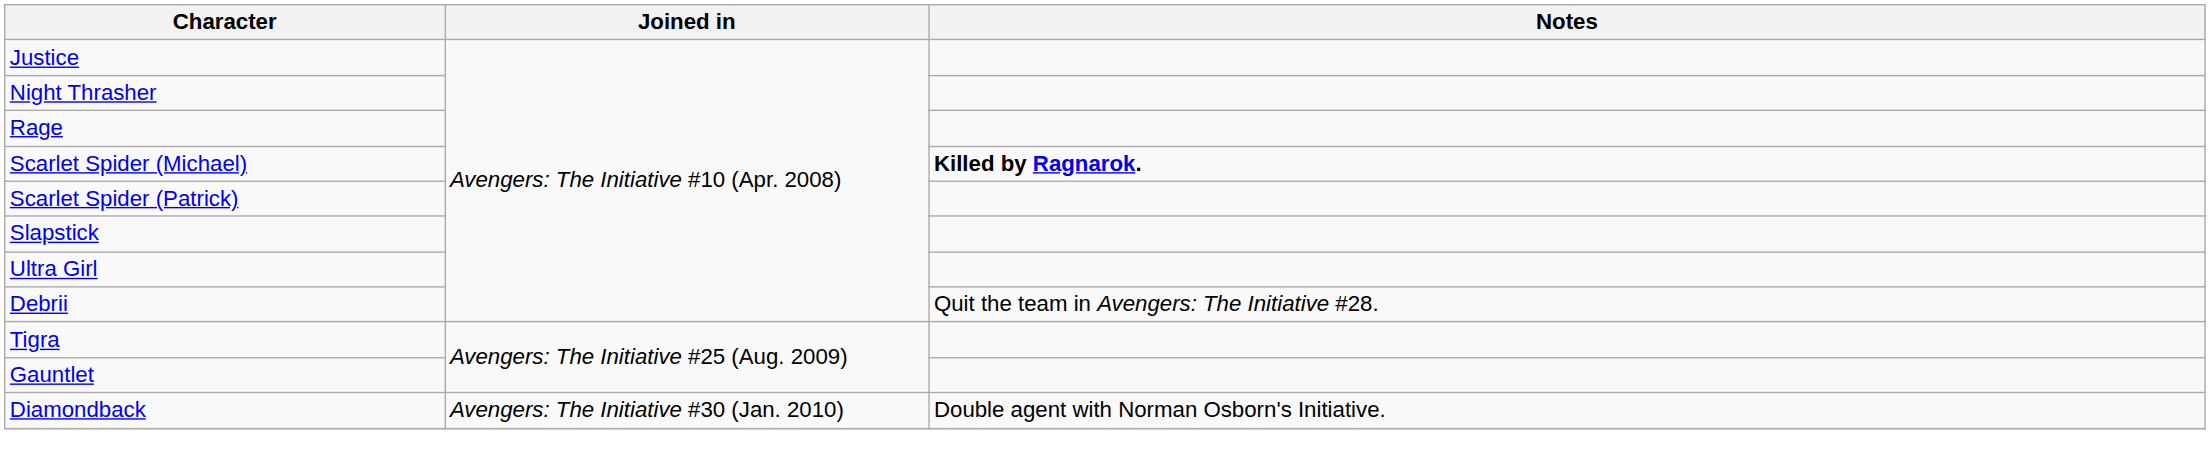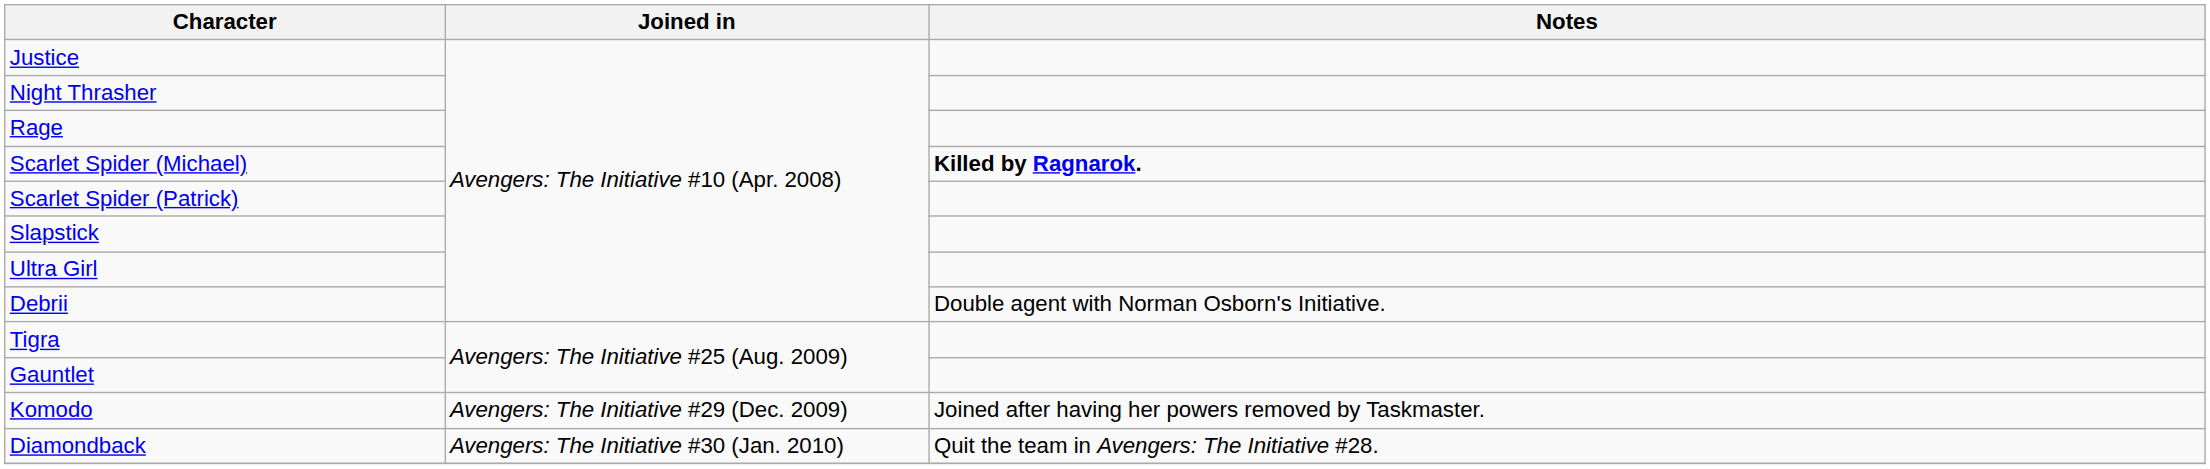(1156, 304) Quit the team in Avengers: The Initiative #28. -> (1160, 304) Double agent with Norman Osborn's Initiative.
+ row: (51, 410)
(1160, 410) Double agent with Norman Osborn's Initiative. -> (1156, 445) Quit the team in Avengers: The Initiative #28.
